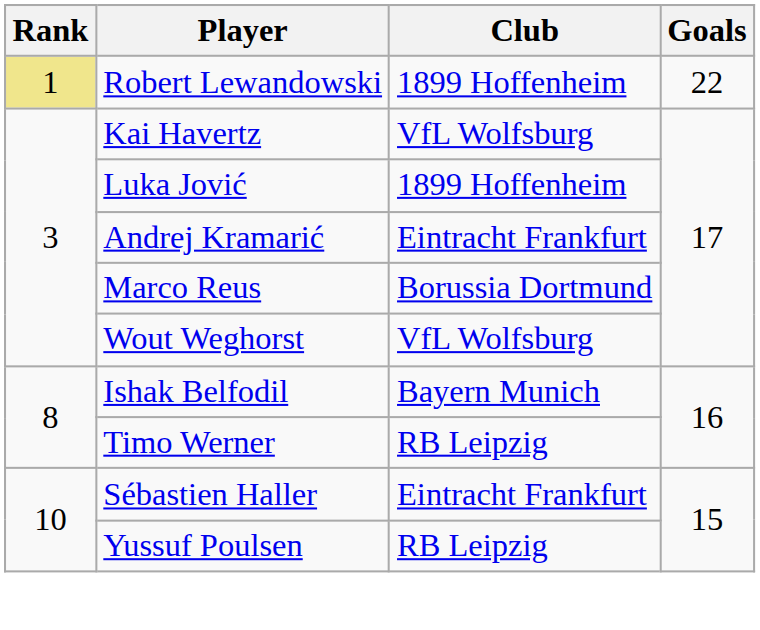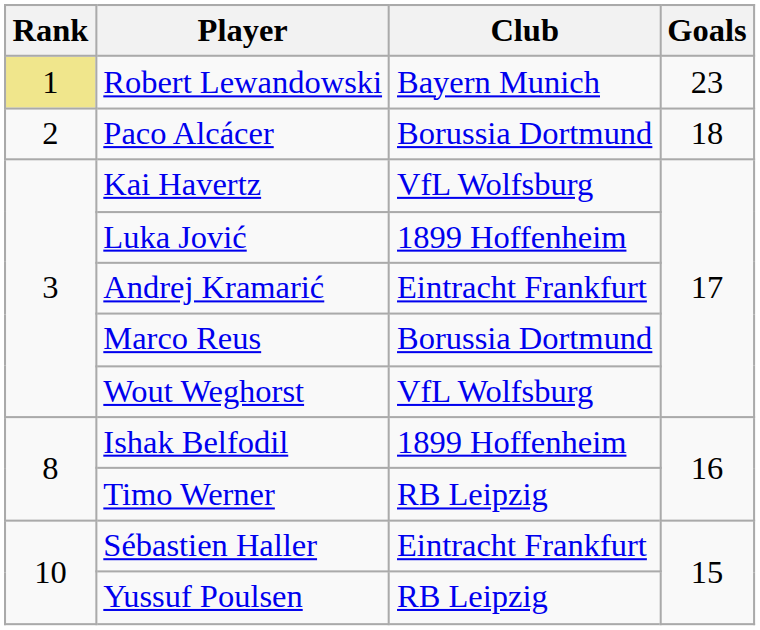(512, 81) 1899 Hoffenheim -> (499, 81) Bayern Munich
(707, 81) 22 -> (707, 81) 23
+ row: (189, 133)
(499, 390) Bayern Munich -> (512, 442) 1899 Hoffenheim
